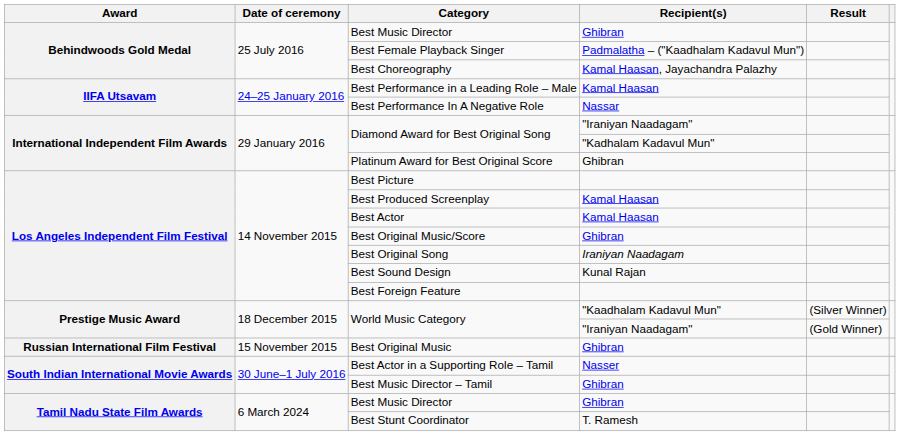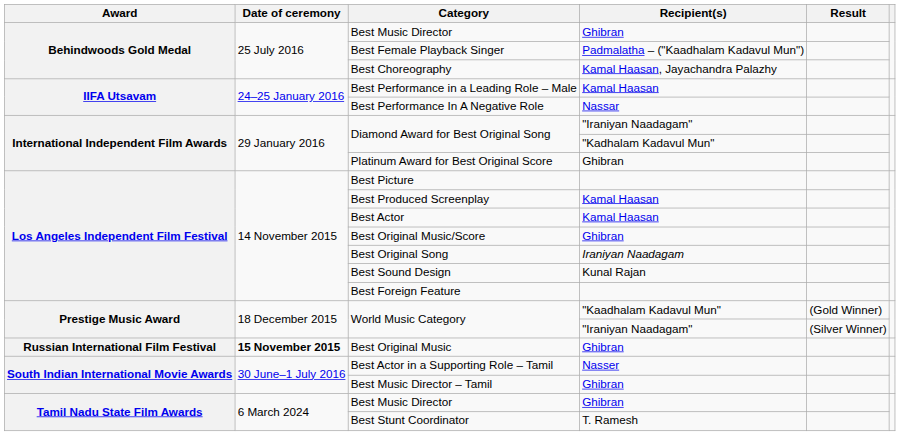(848, 310) (Silver Winner) -> (846, 310) (Gold Winner)
(846, 328) (Gold Winner) -> (848, 328) (Silver Winner)
(287, 347) normal -> (289, 347) bold
